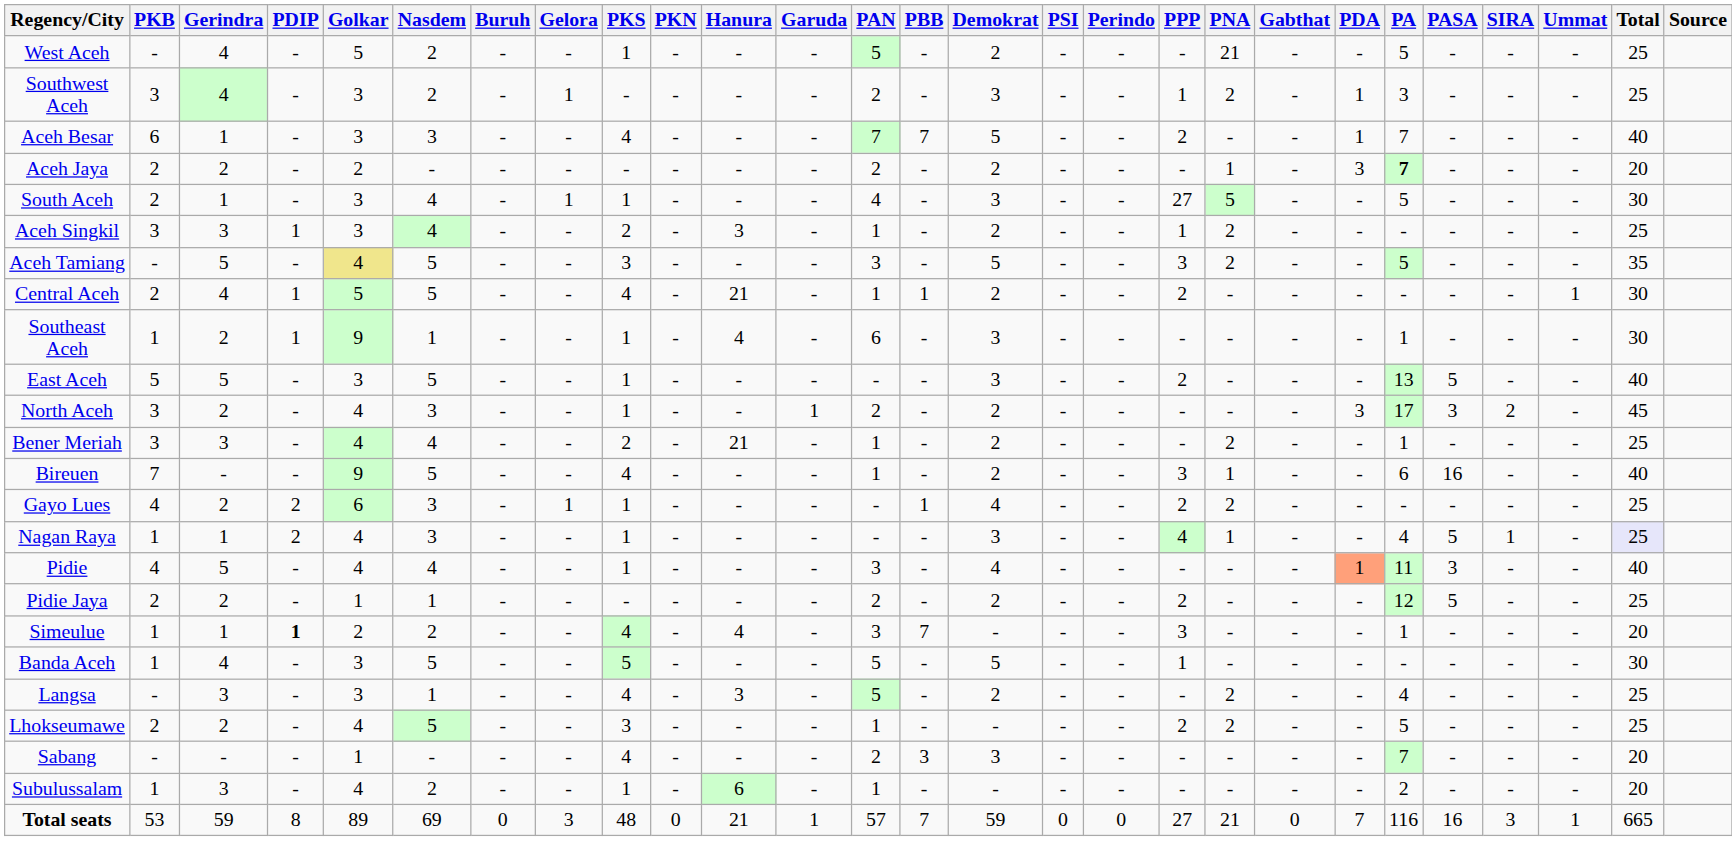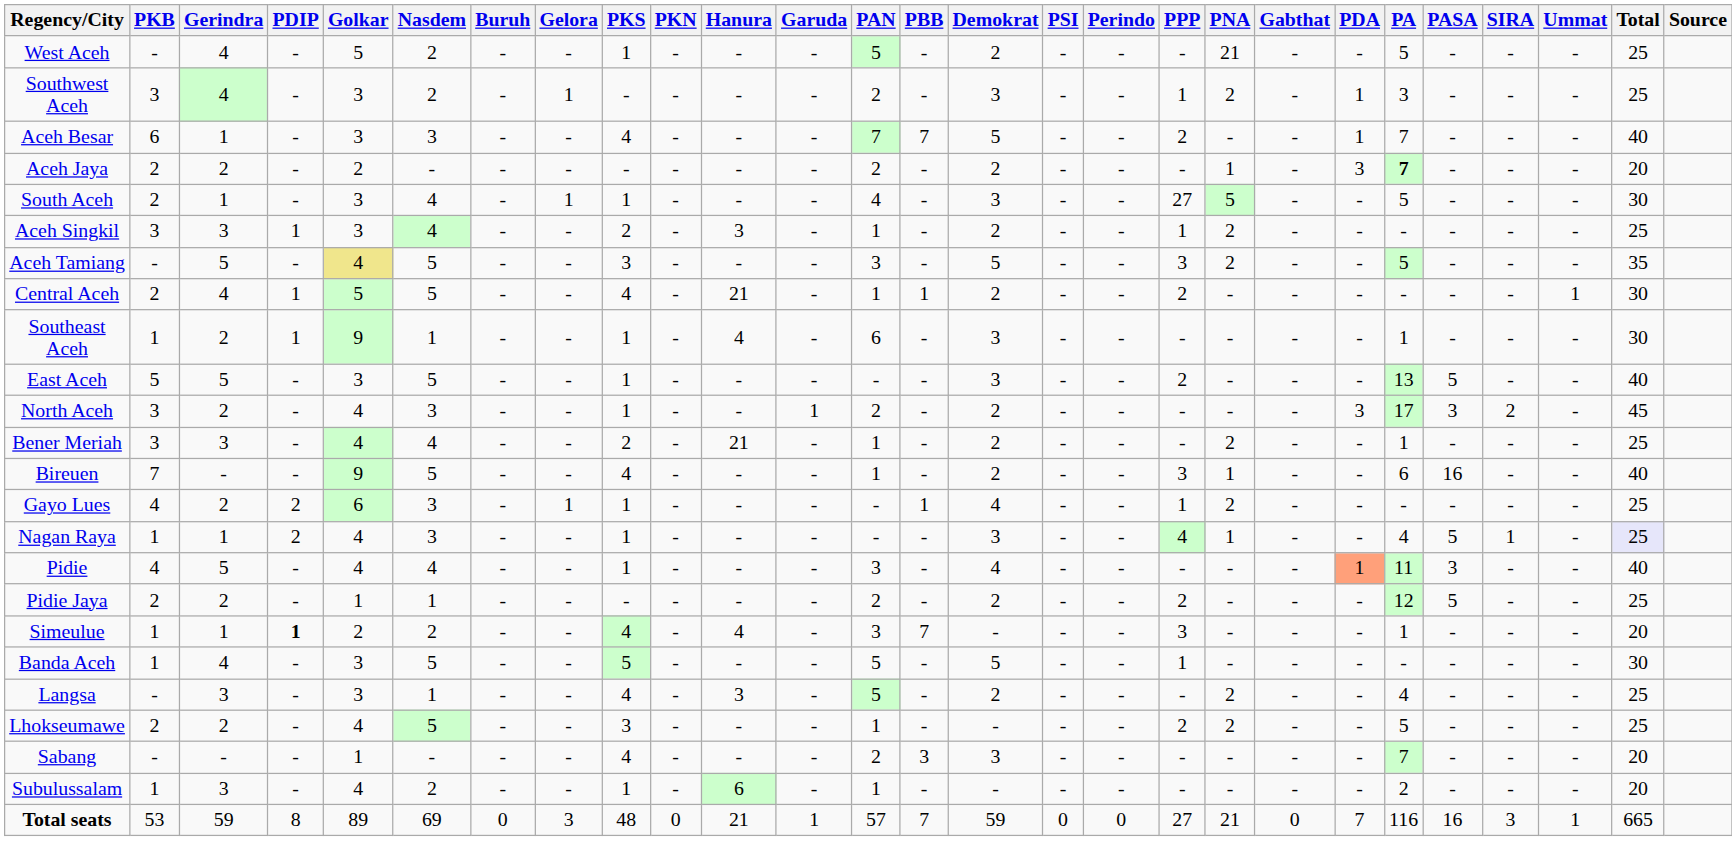(1182, 505) 2 -> (1182, 505) 1
